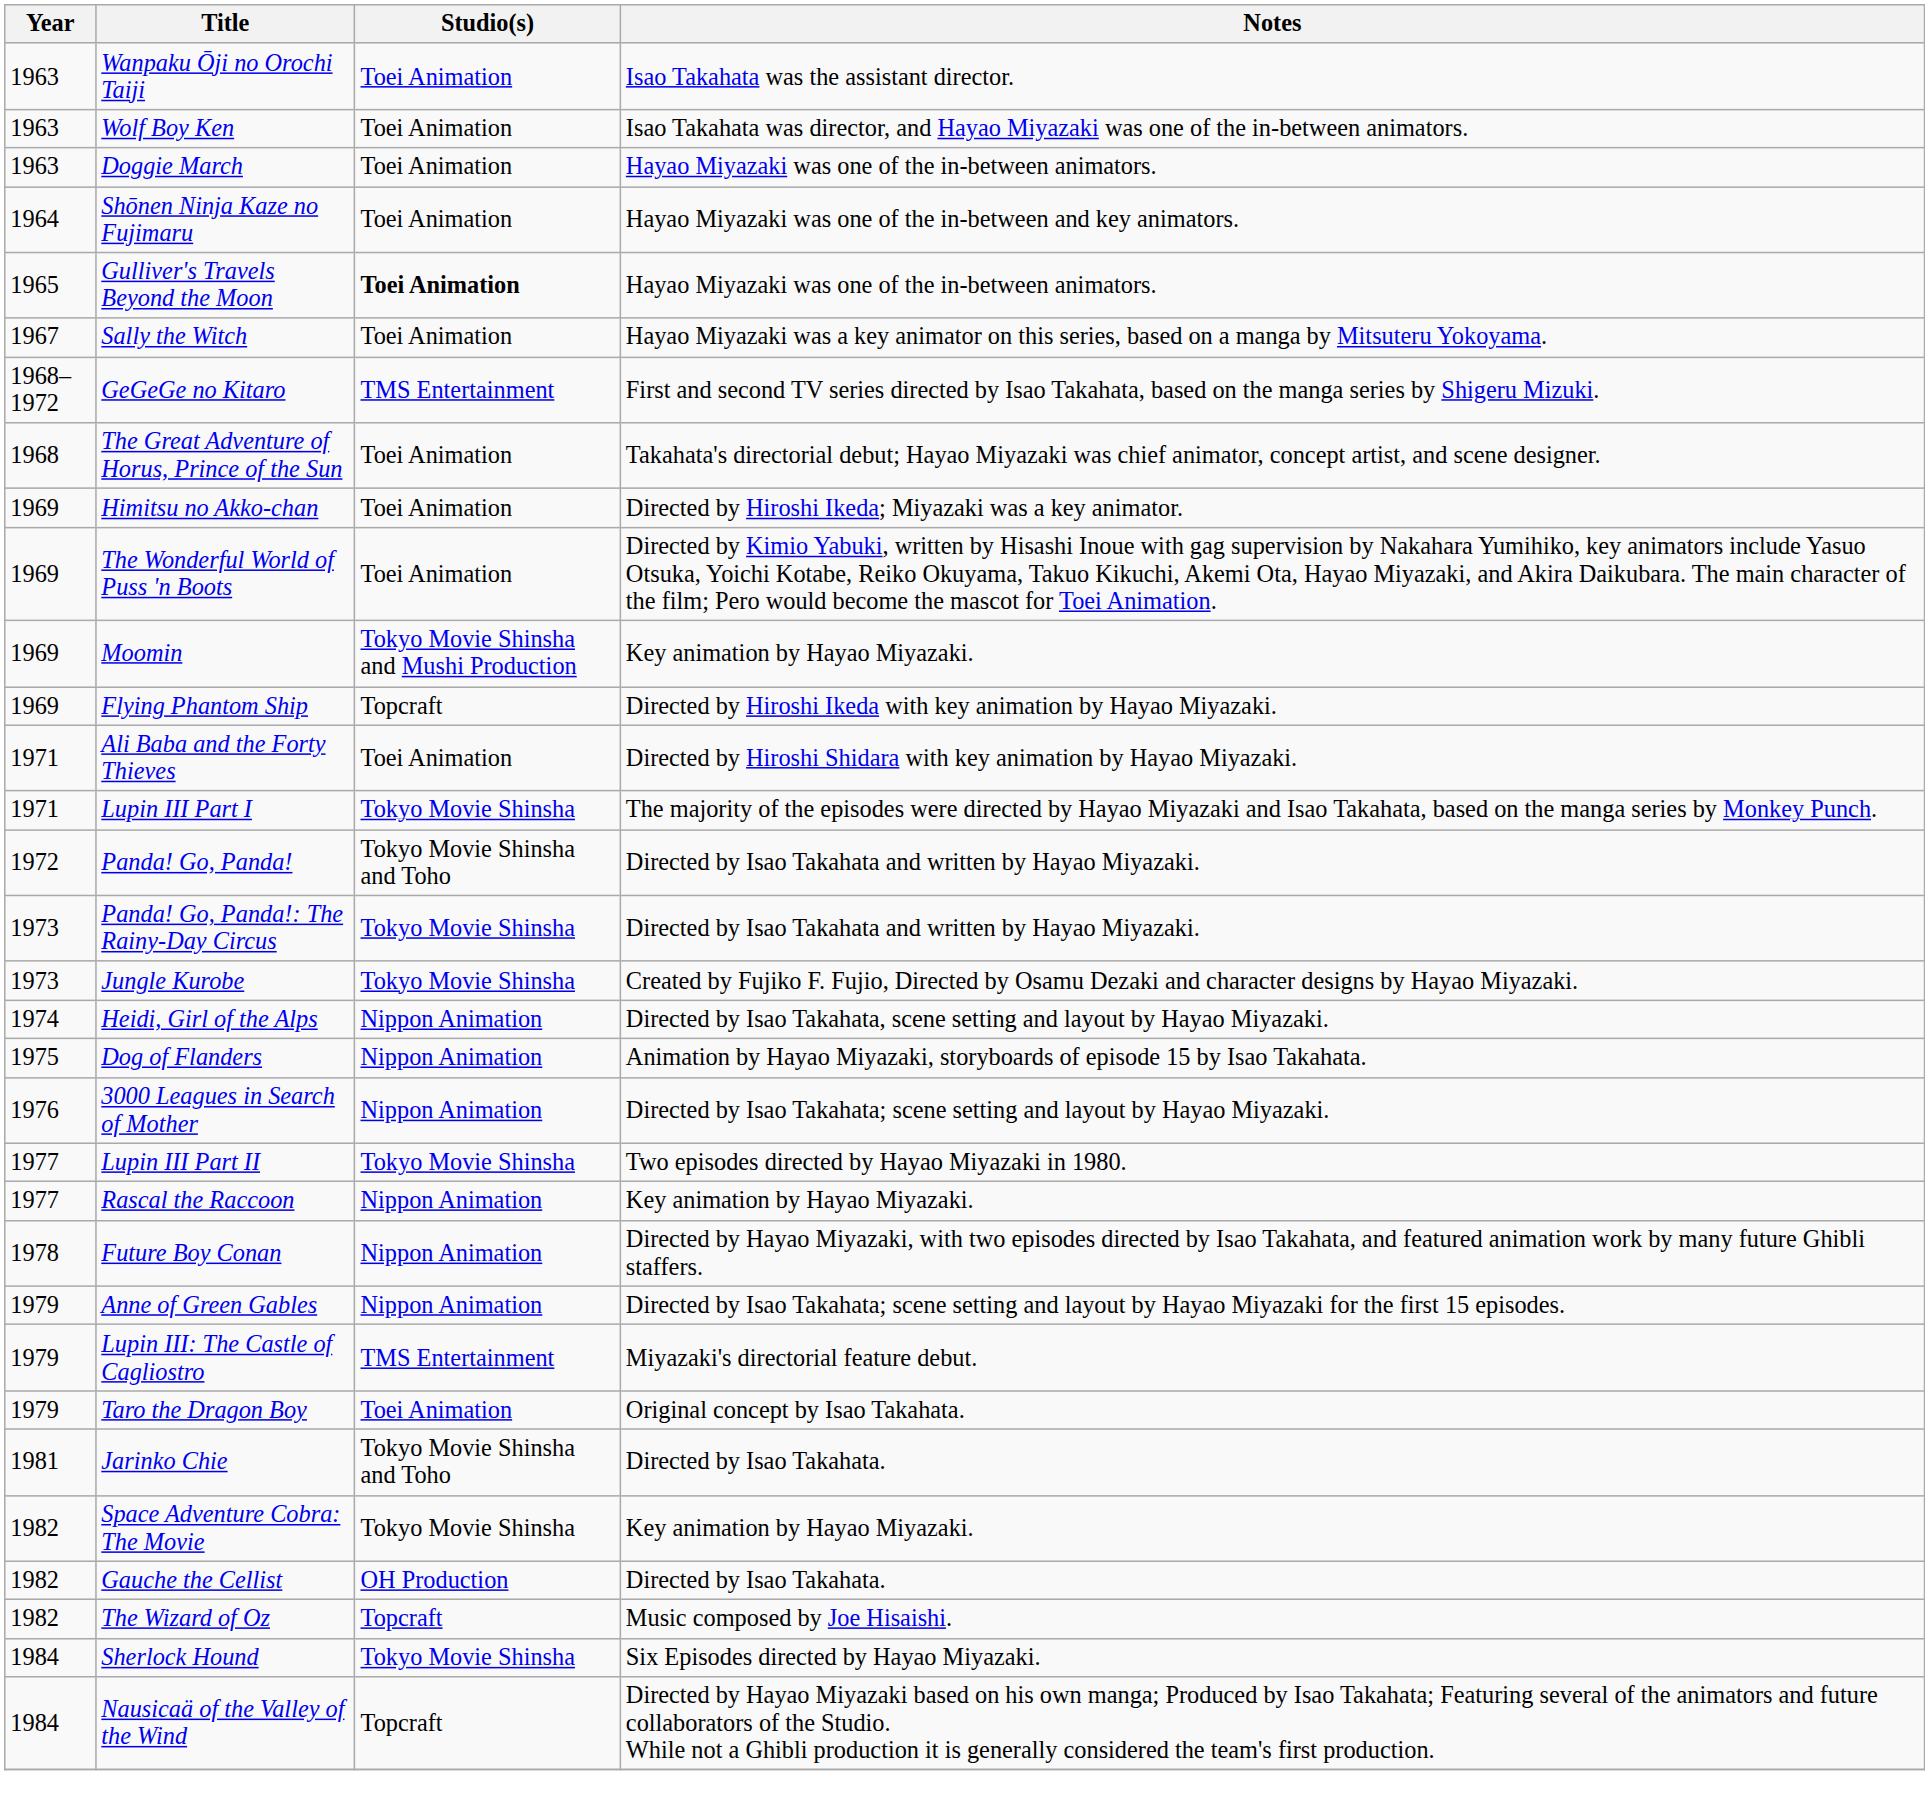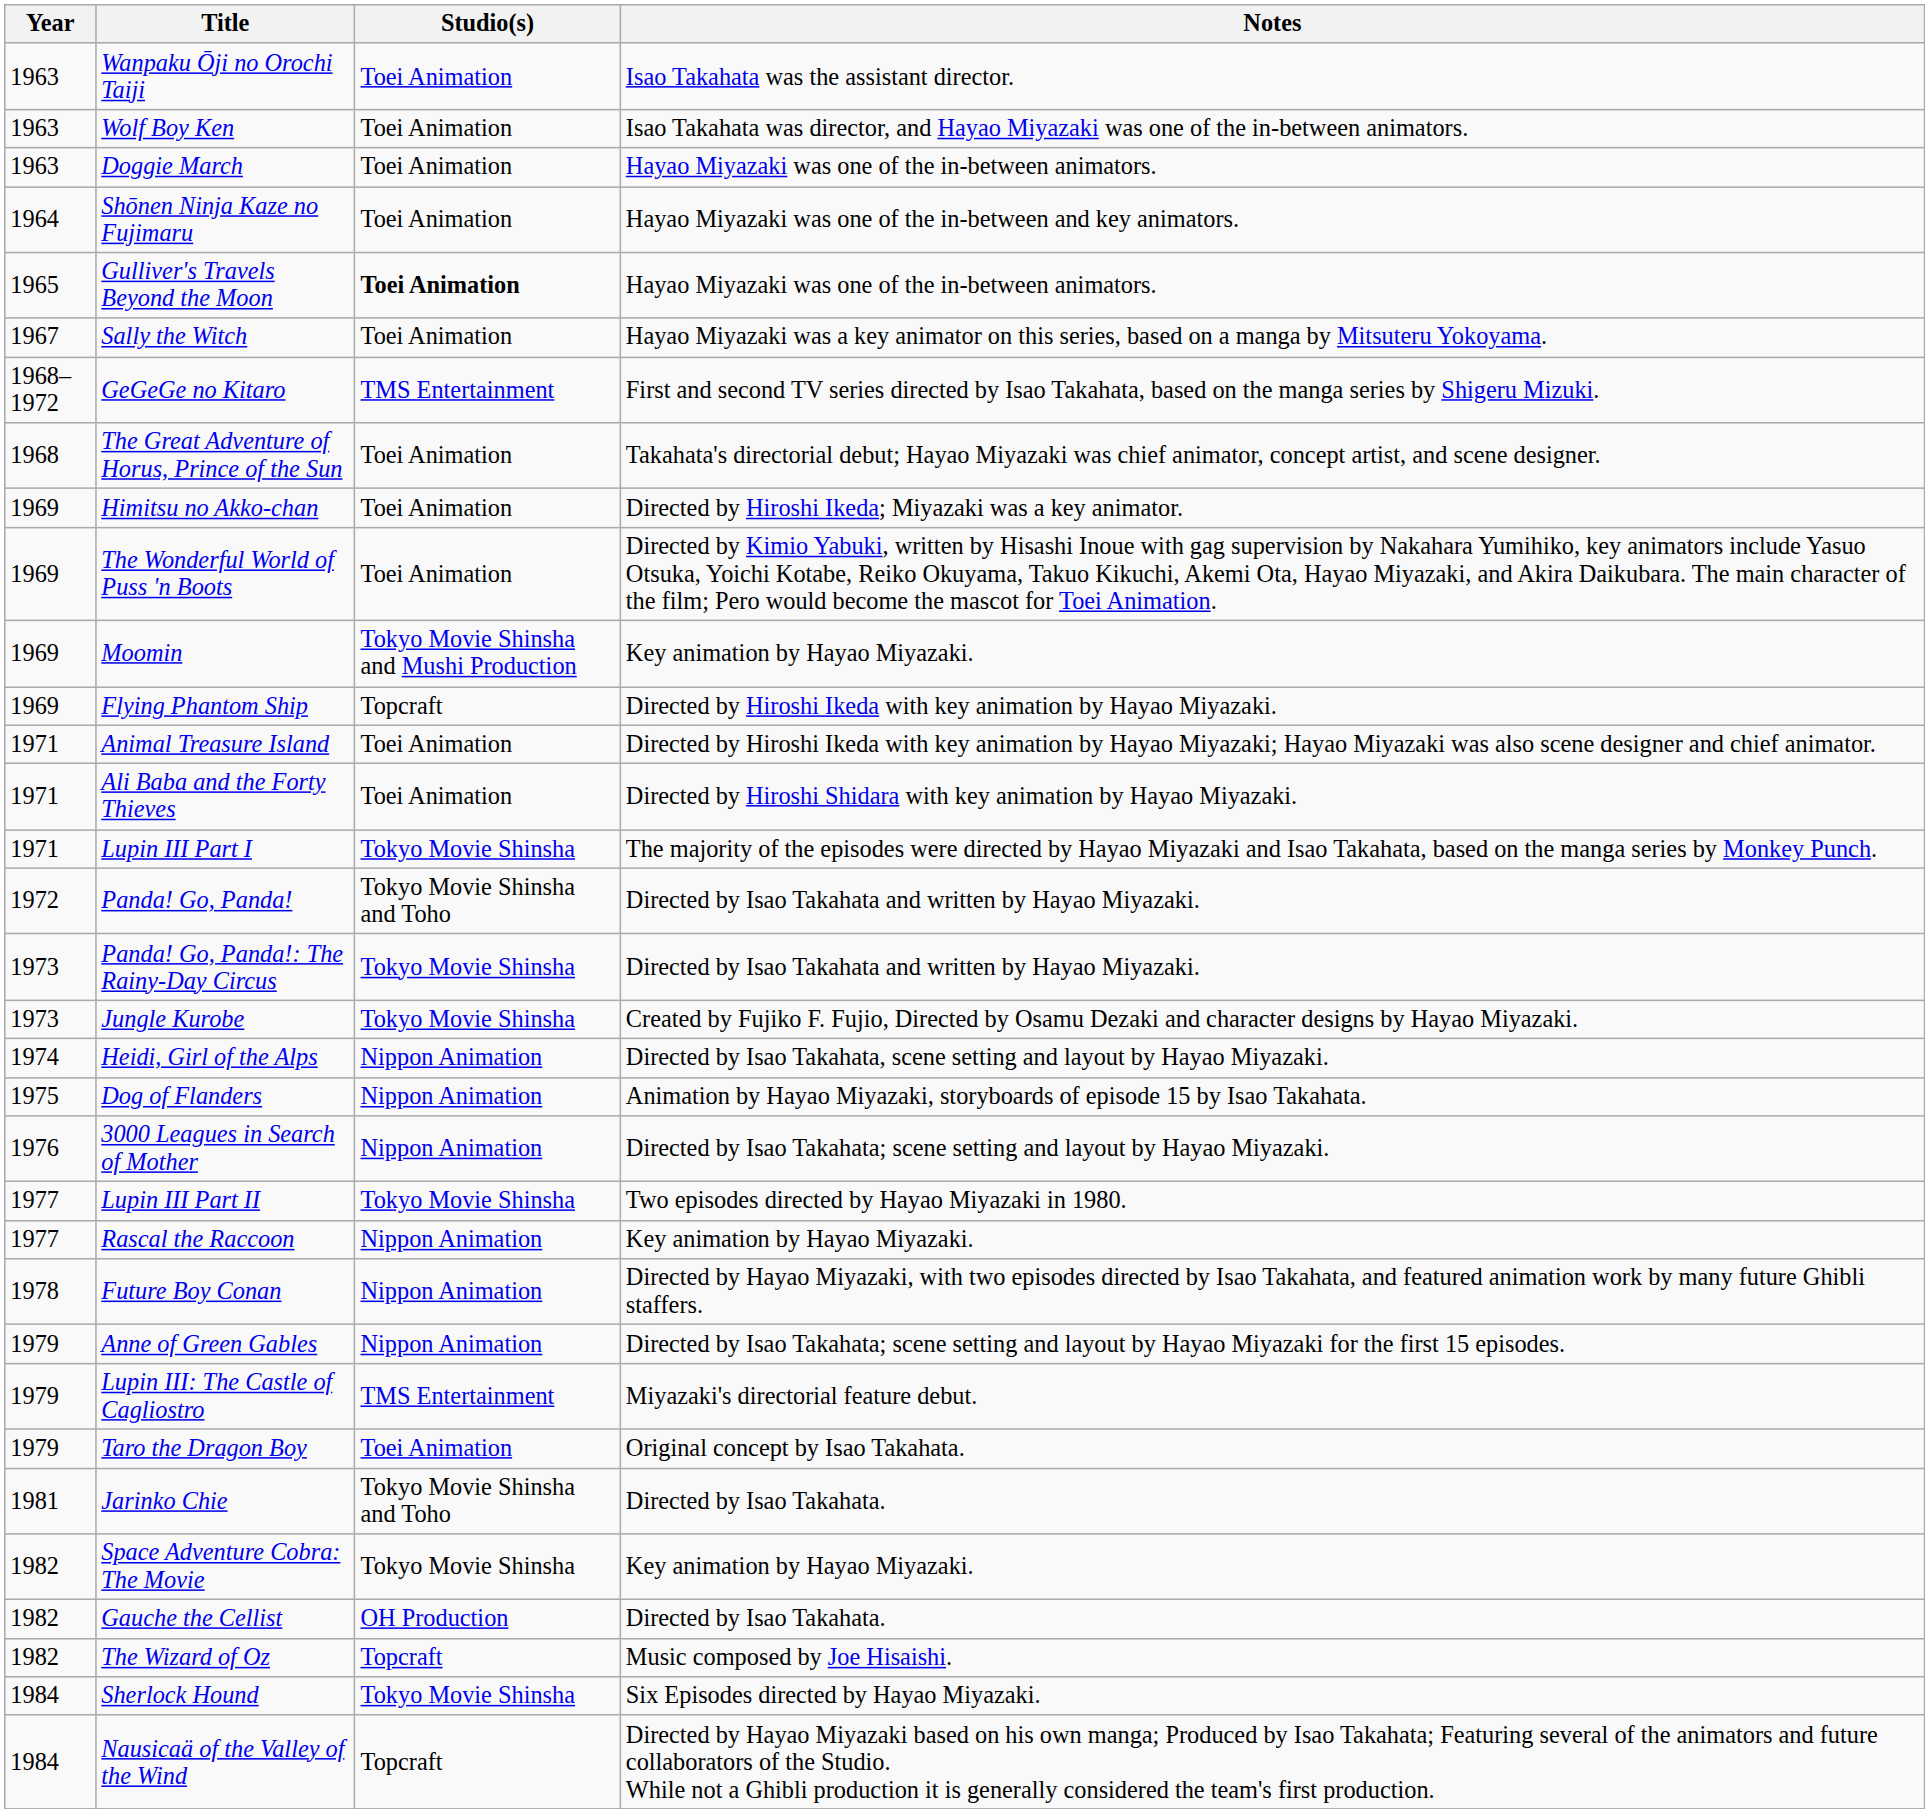+ row: (215, 744)
